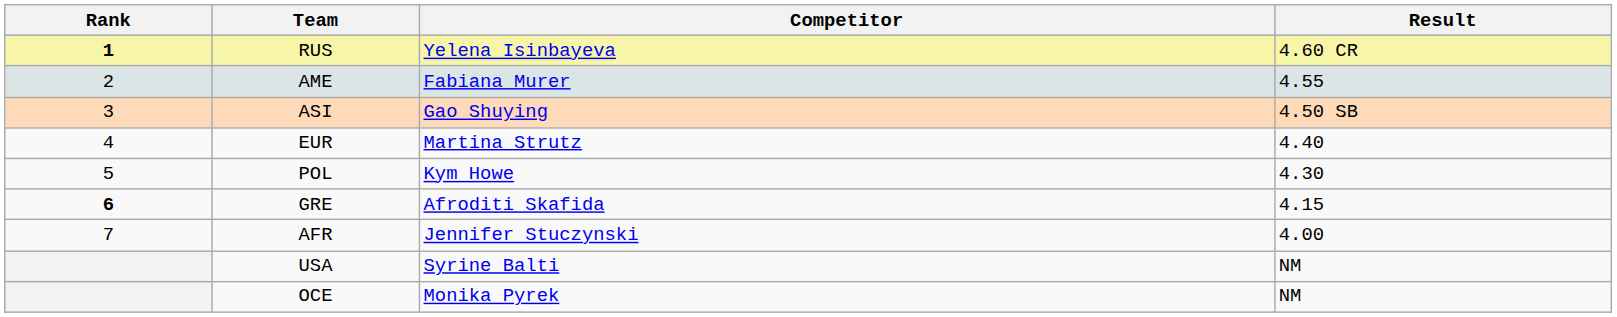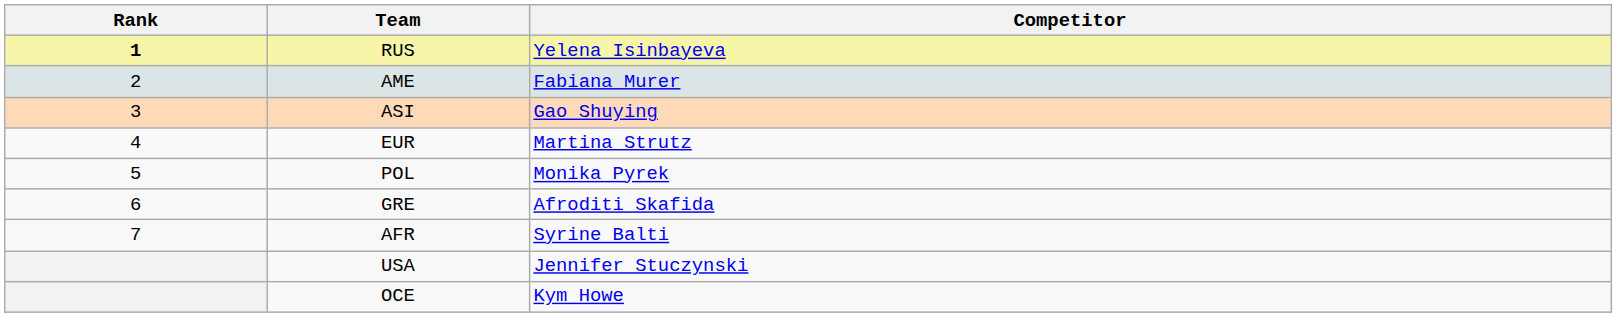- column: (1443, 20)
(469, 174) Kym Howe -> (601, 174) Monika Pyrek
(108, 204) bold -> (136, 204) normal
(531, 235) Jennifer Stuczynski -> (601, 235) Syrine Balti
(491, 266) Syrine Balti -> (641, 266) Jennifer Stuczynski
(491, 297) Monika Pyrek -> (579, 297) Kym Howe
